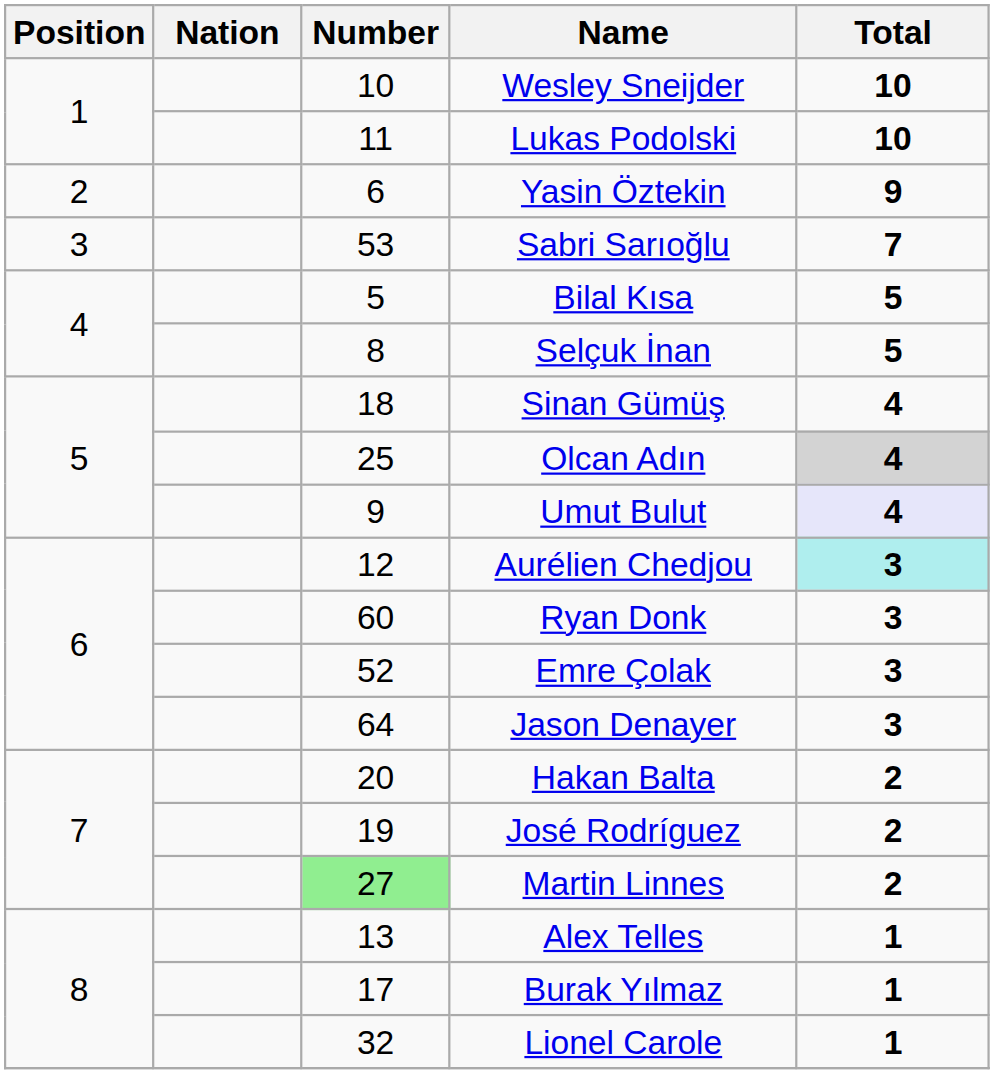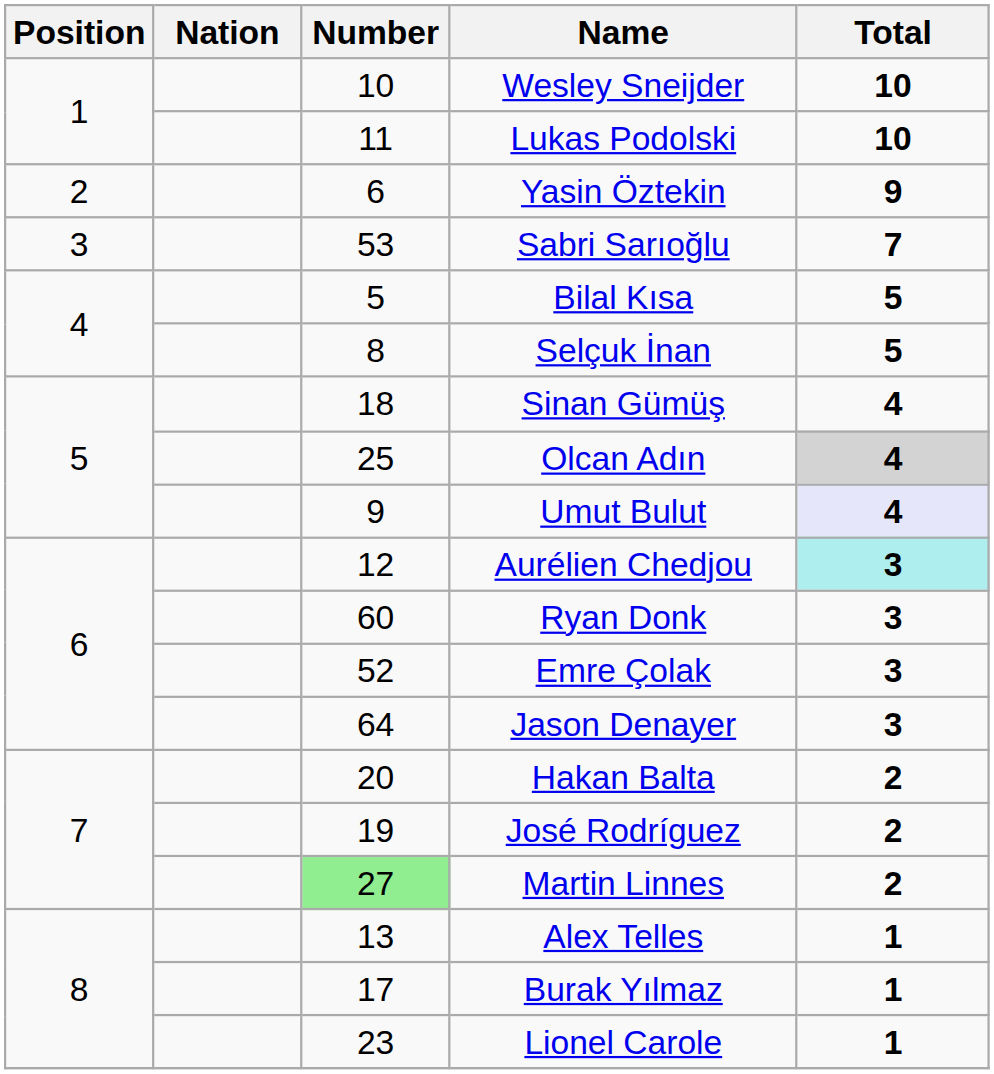(376, 1042) 32 -> (376, 1042) 23
